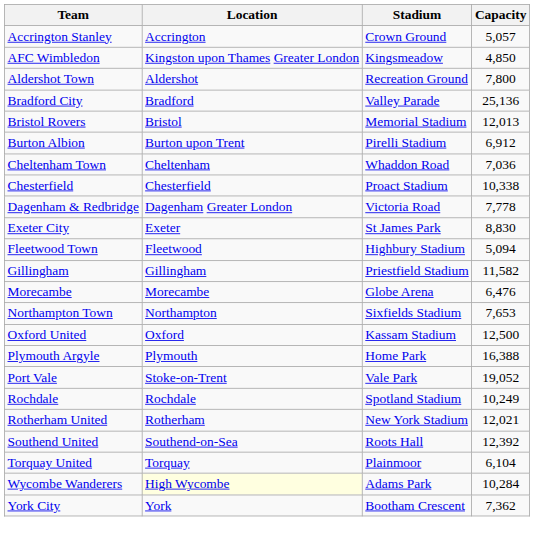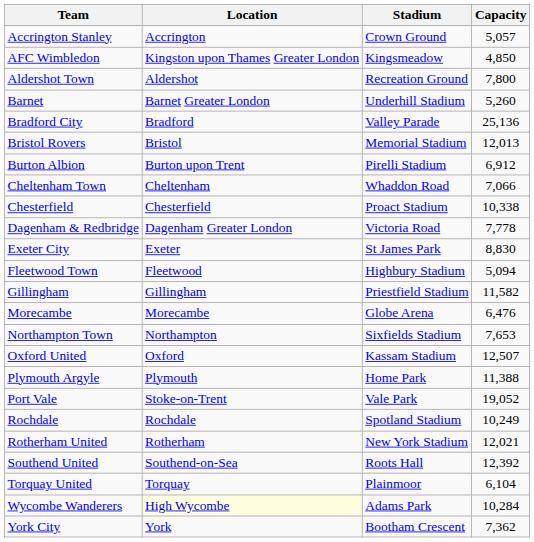+ row: (25, 100)
(501, 164) 7,036 -> (501, 185) 7,066
(501, 334) 12,500 -> (501, 356) 12,507
(501, 356) 16,388 -> (501, 377) 11,388
